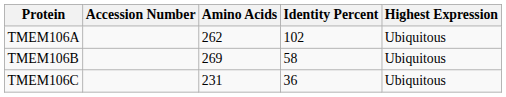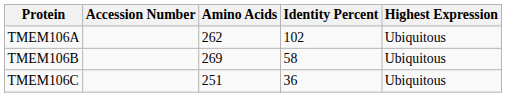(212, 80) 231 -> (212, 80) 251
